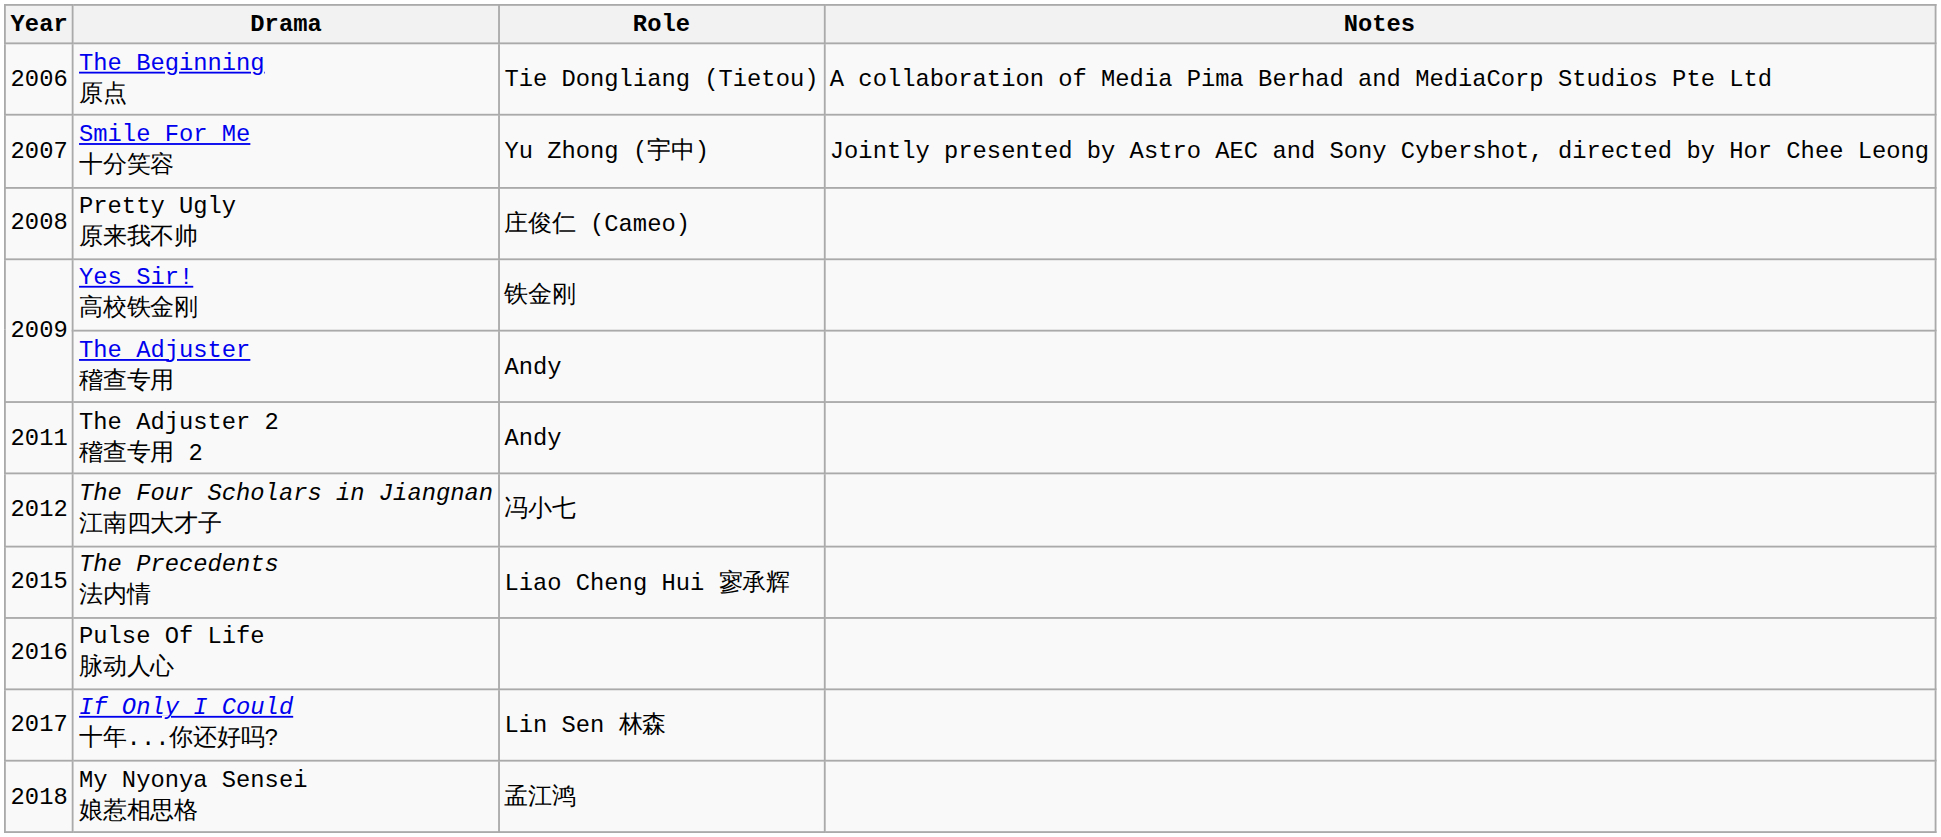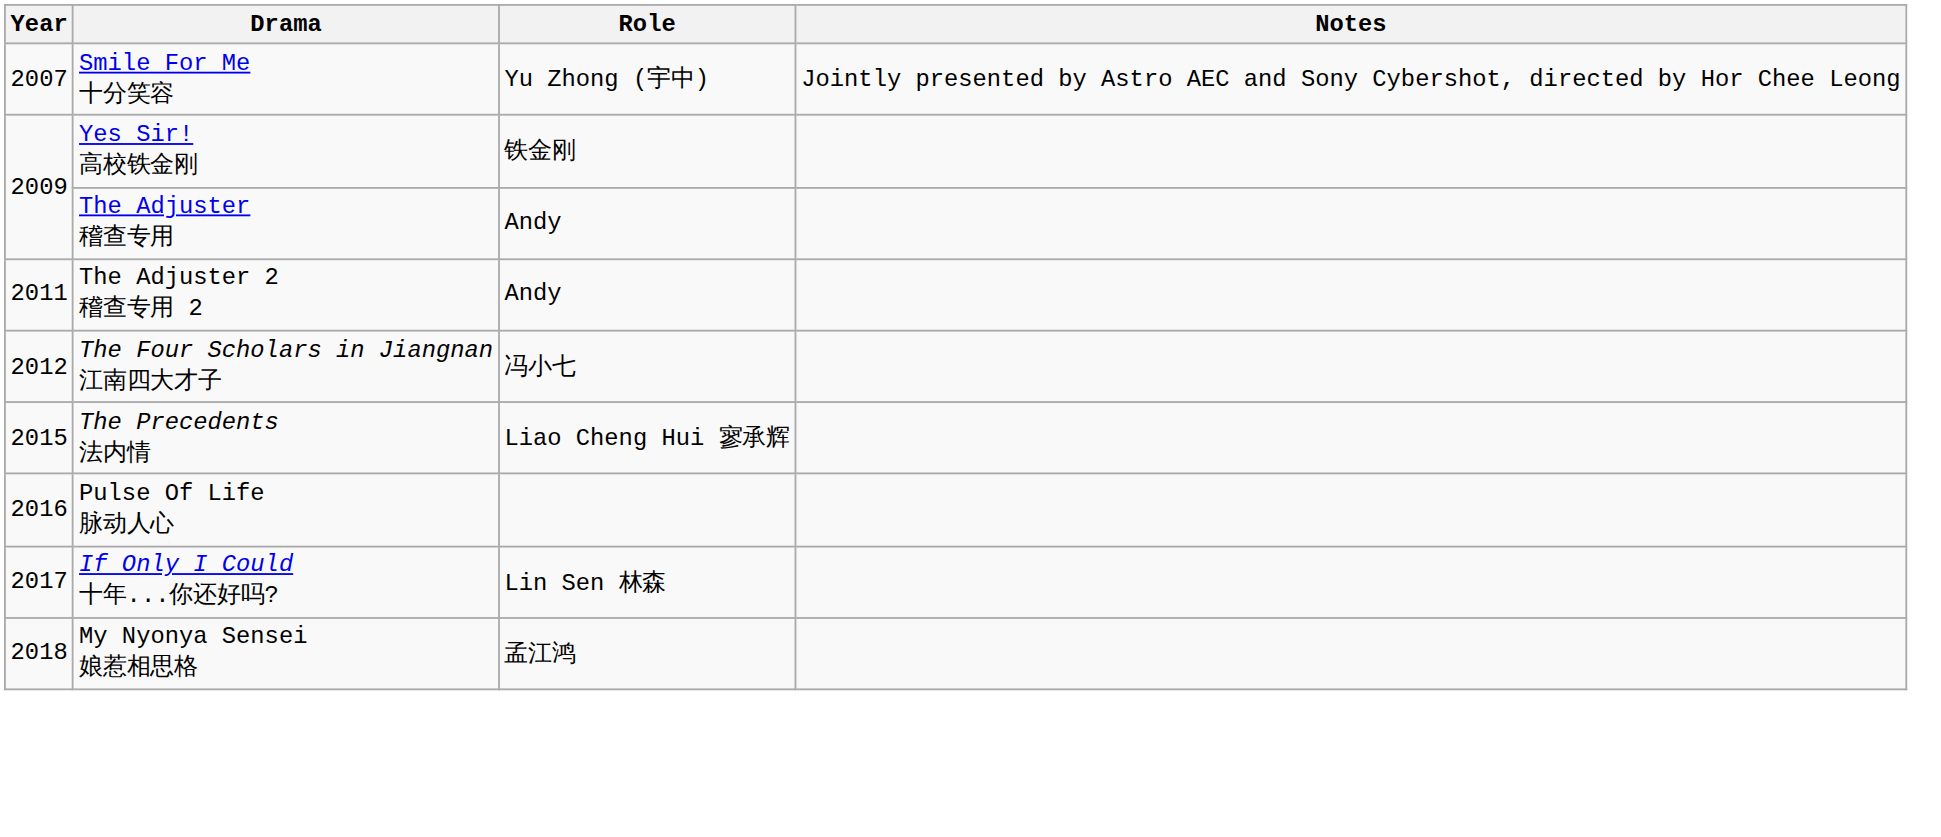- row: (172, 79)
- row: (158, 222)
